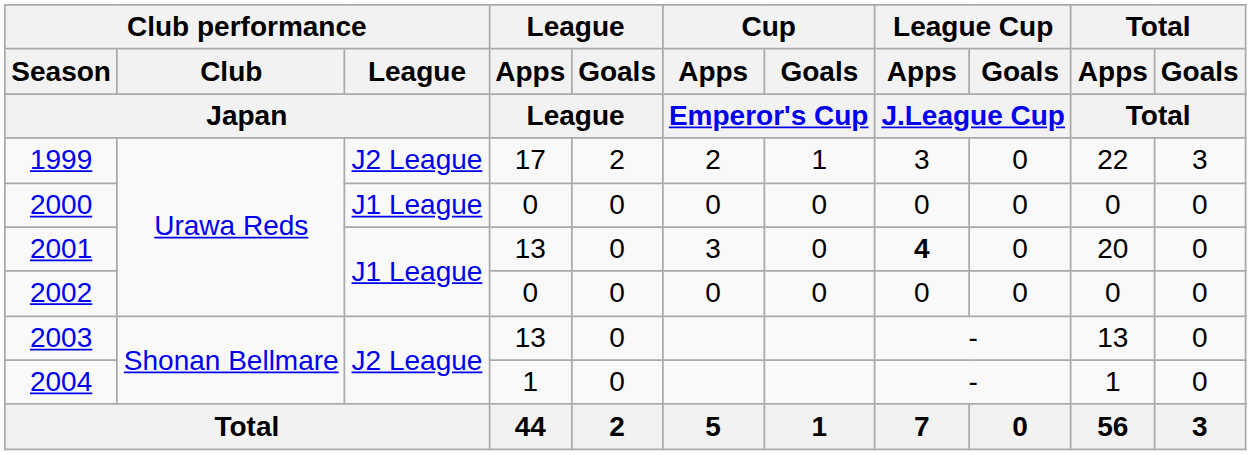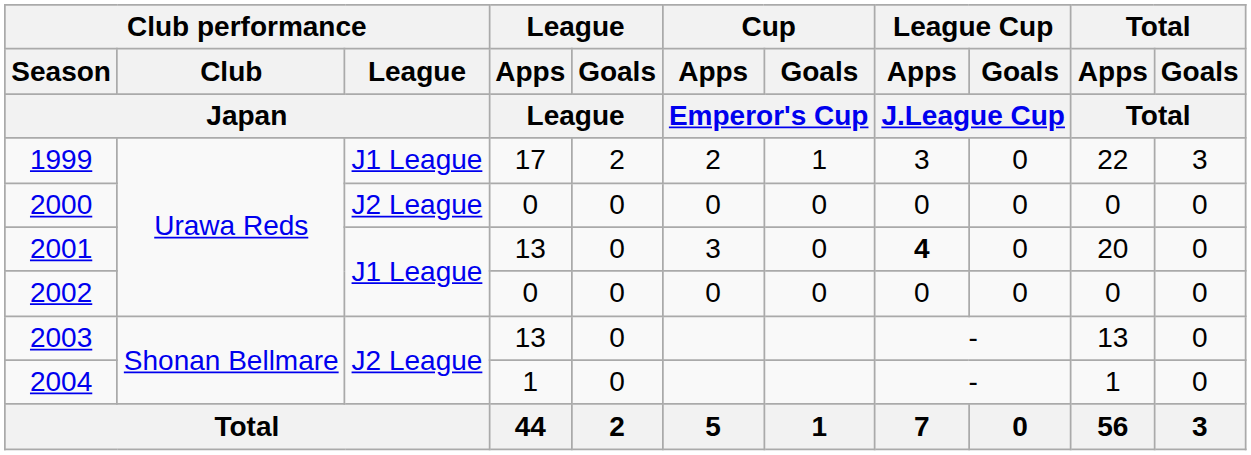(417, 159) J2 League -> (417, 159) J1 League
(417, 204) J1 League -> (417, 204) J2 League
